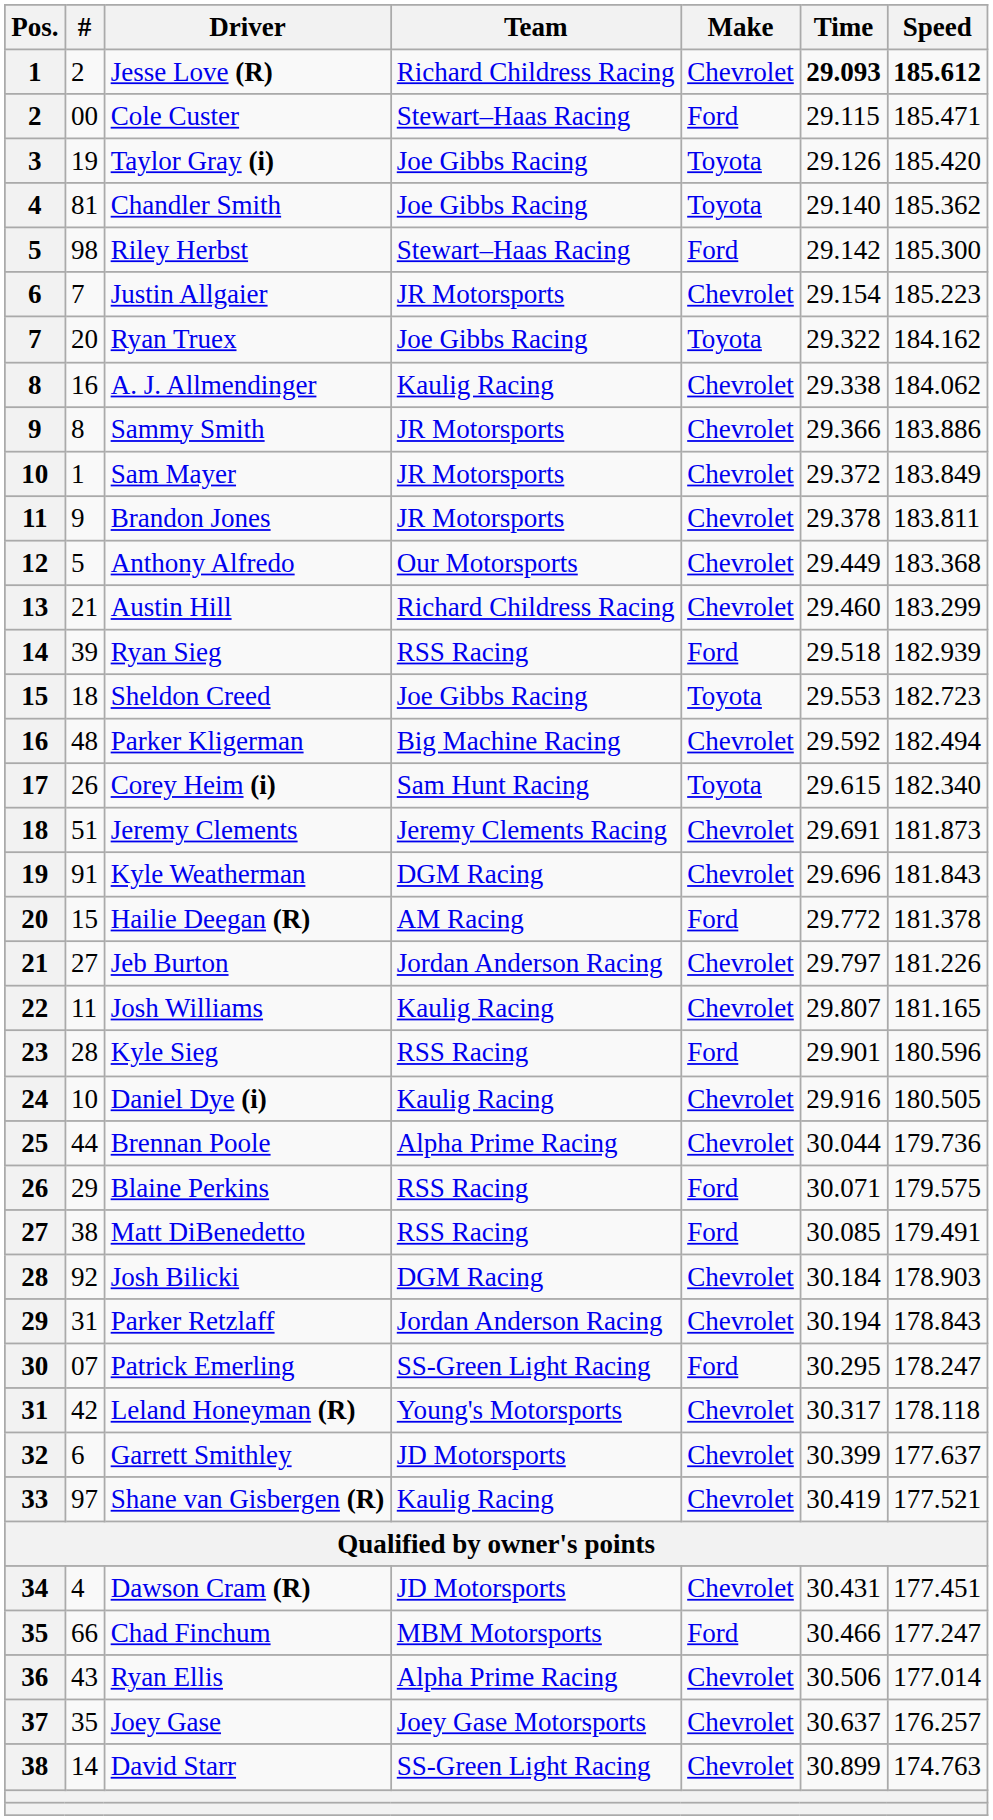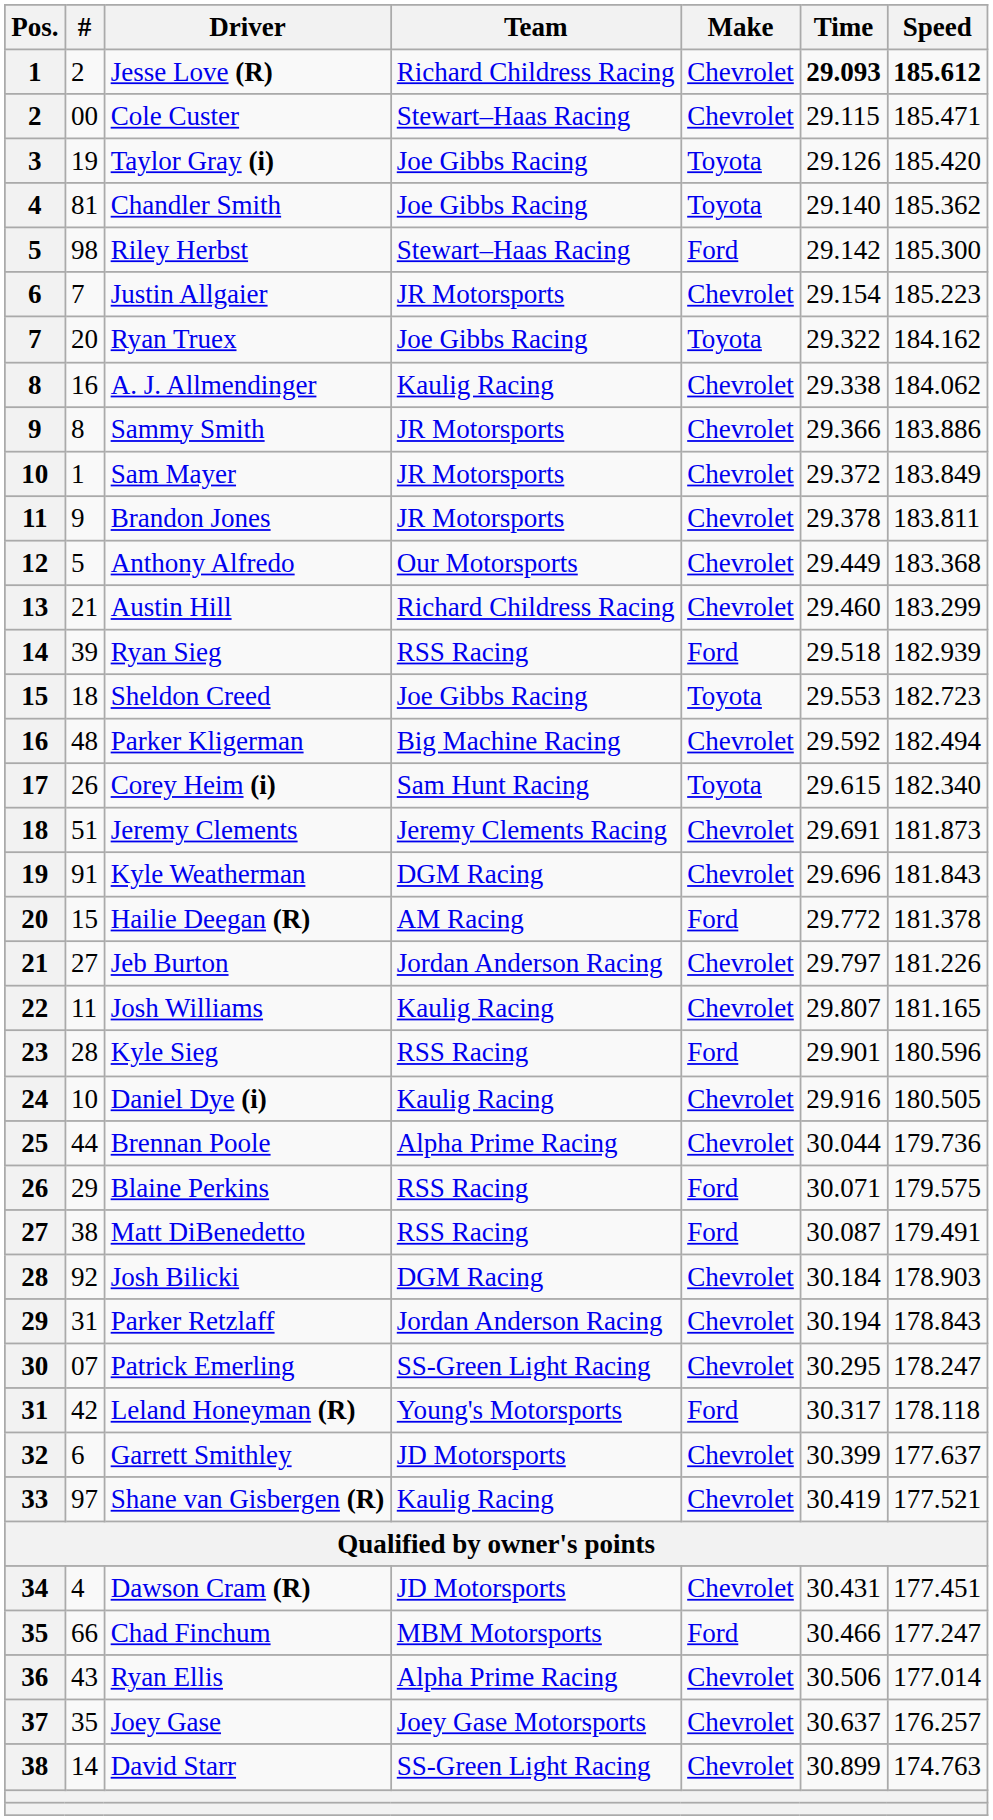(713, 116) Ford -> (740, 116) Chevrolet
(844, 1231) 30.085 -> (844, 1231) 30.087
(713, 1365) Ford -> (740, 1365) Chevrolet
(740, 1409) Chevrolet -> (713, 1409) Ford
